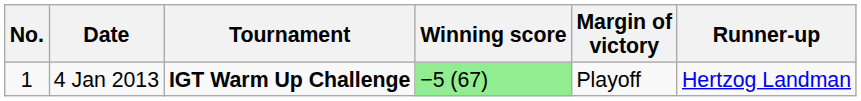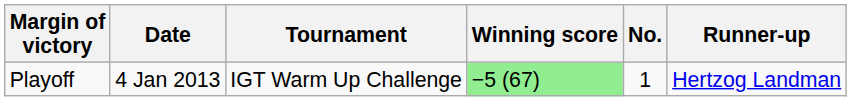columns swapped: (27, 34) <-> (624, 34)
(290, 79) bold -> (346, 79) normal
